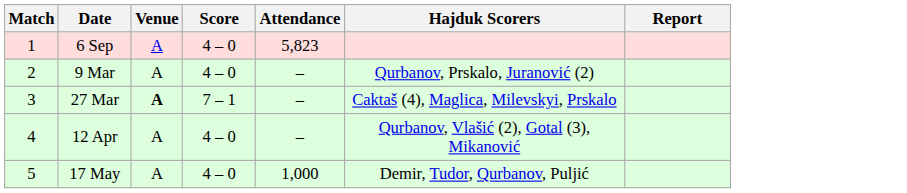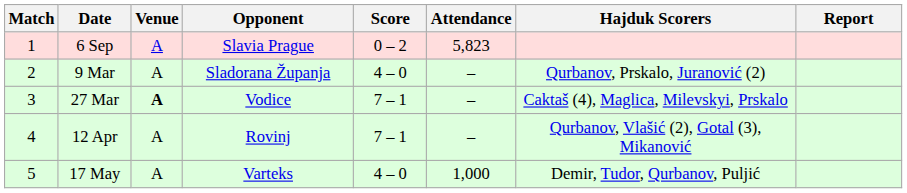+ column: (268, 18)
(219, 45) 4 – 0 -> (390, 45) 0 – 2
(219, 137) 4 – 0 -> (390, 137) 7 – 1
